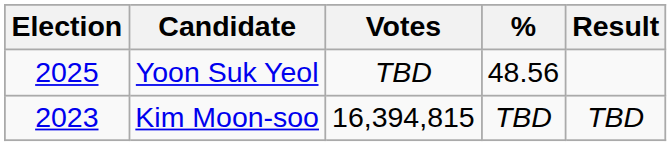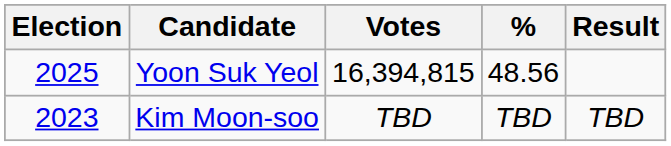(403, 72) TBD -> (403, 72) 16,394,815
(403, 117) 16,394,815 -> (403, 117) TBD
